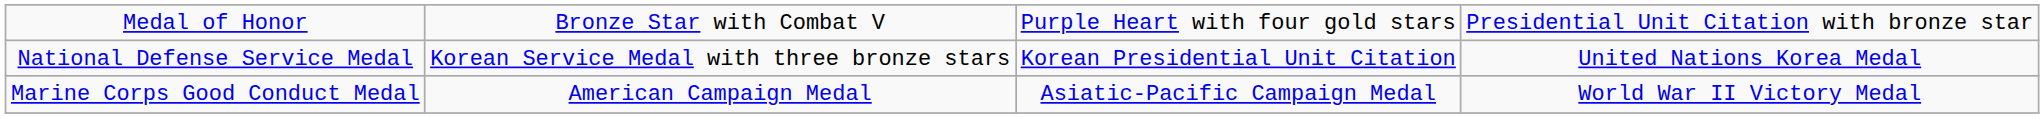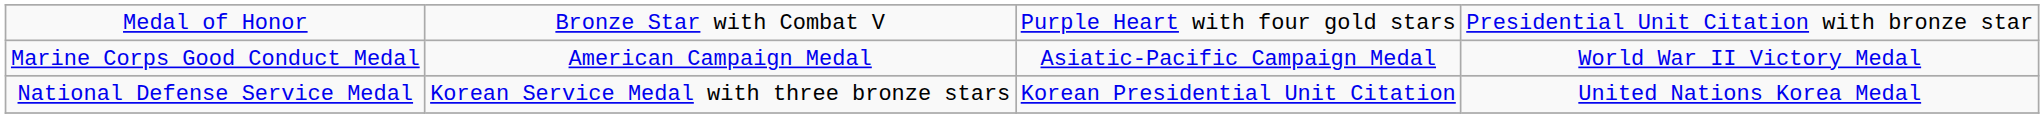rows swapped: (215, 94) <-> (215, 59)
